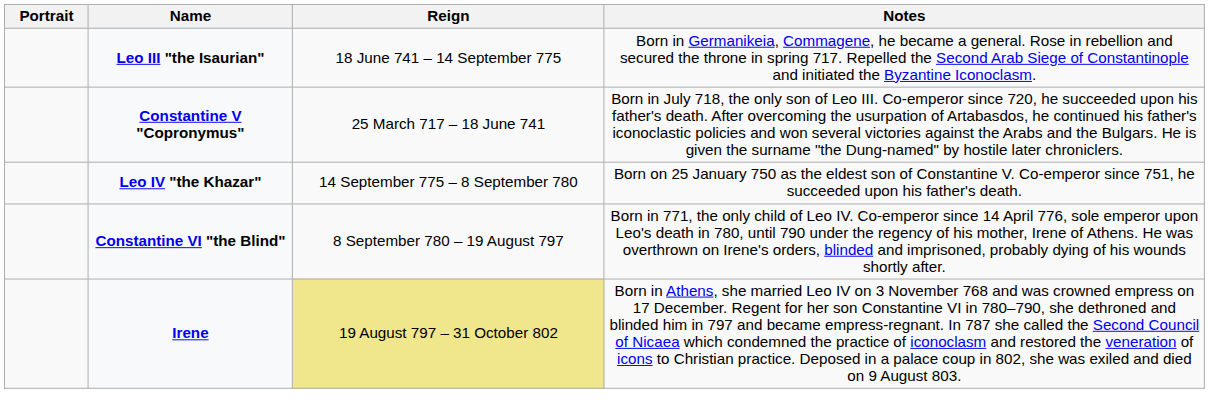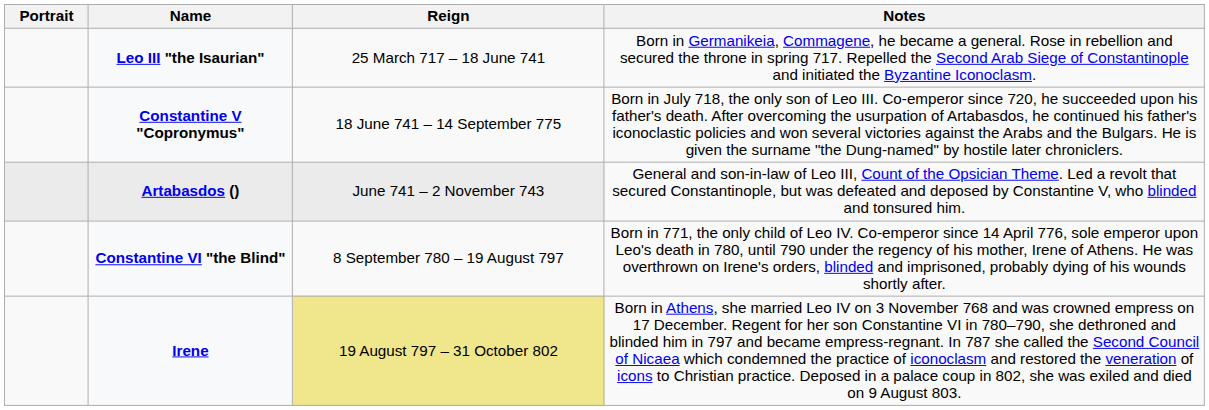(448, 57) 18 June 741 – 14 September 775 -> (448, 57) 25 March 717 – 18 June 741
(448, 124) 25 March 717 – 18 June 741 -> (448, 124) 18 June 741 – 14 September 775
+ row: (190, 191)
- row: (190, 182)
